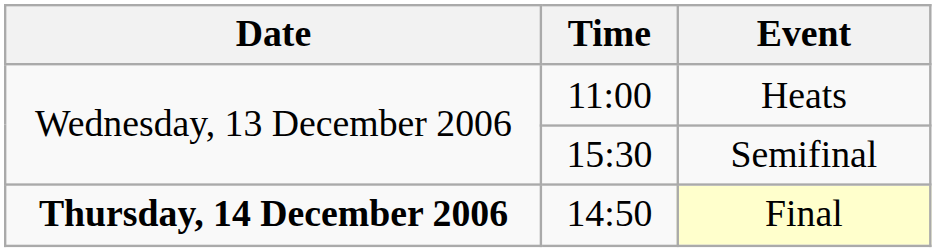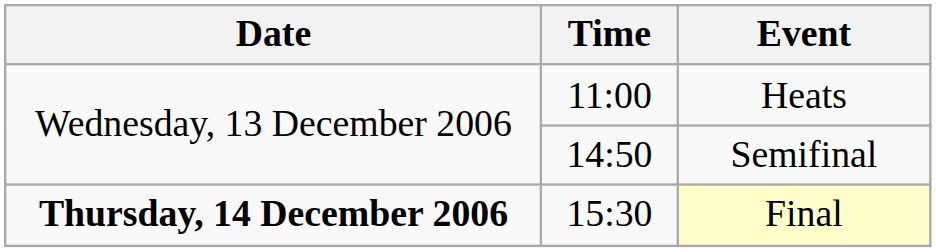(609, 154) 15:30 -> (609, 154) 14:50
(609, 214) 14:50 -> (609, 214) 15:30
